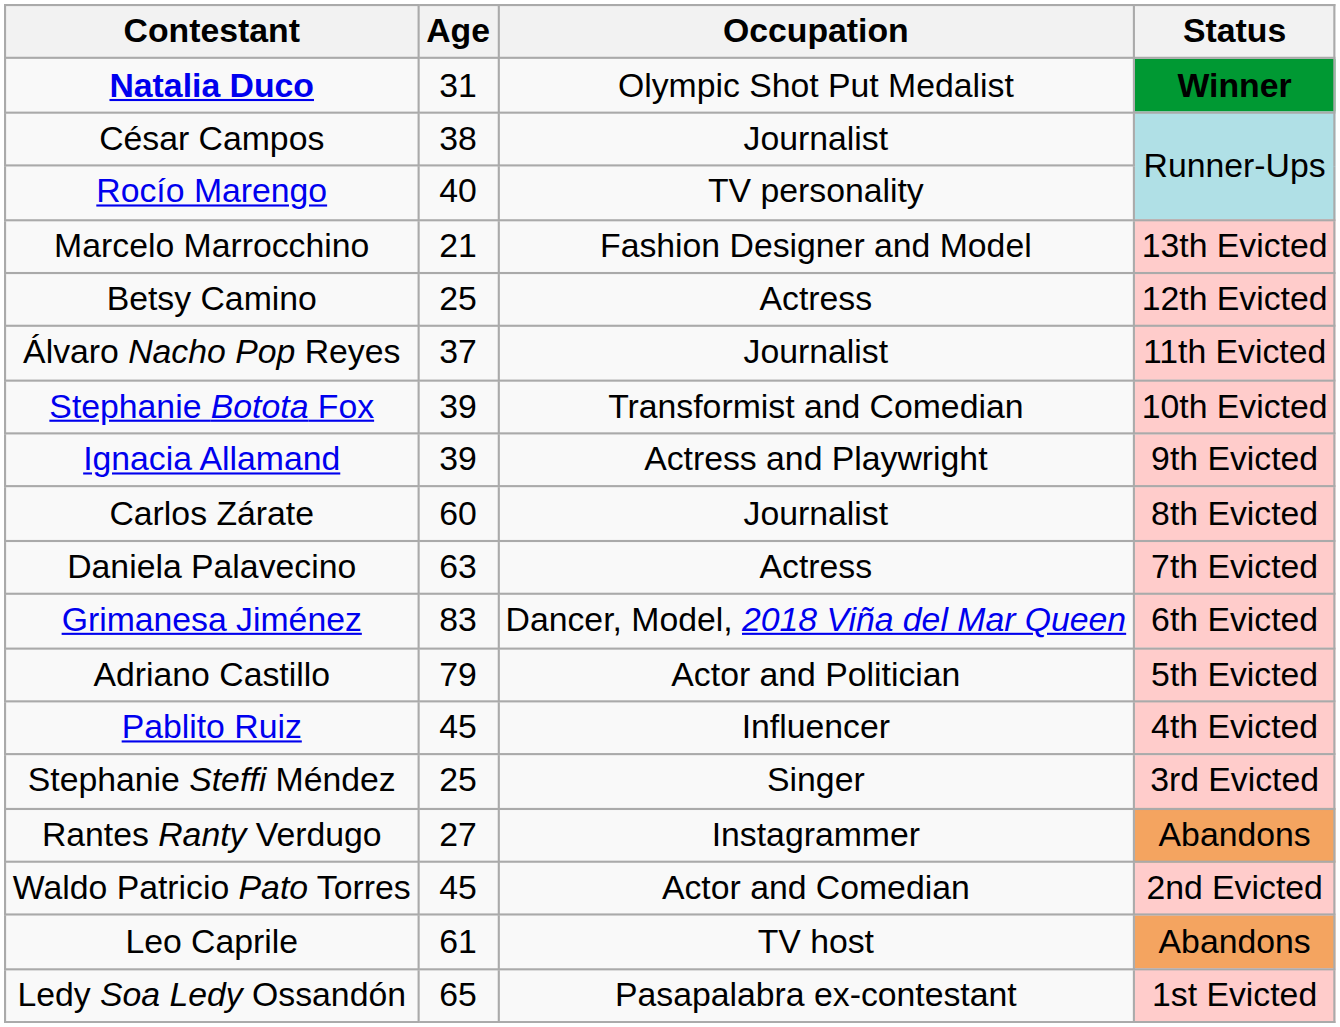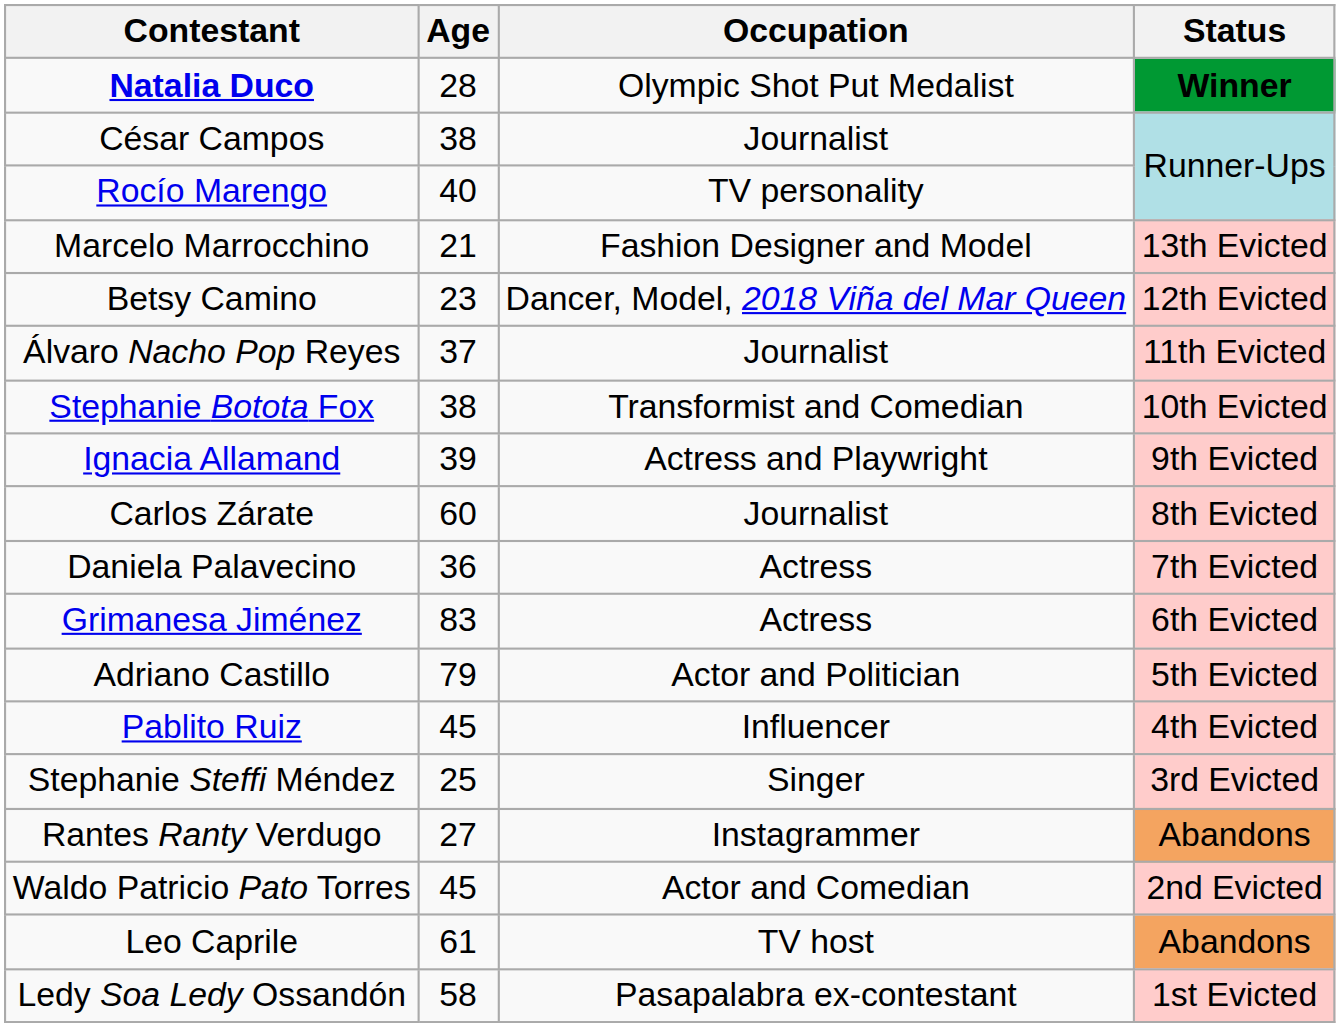(458, 84) 31 -> (458, 84) 28
(458, 298) 25 -> (458, 298) 23
(816, 298) Actress -> (816, 298) Dancer, Model, 2018 Viña del Mar Queen
(458, 406) 39 -> (458, 406) 38
(458, 566) 63 -> (458, 566) 36
(816, 620) Dancer, Model, 2018 Viña del Mar Queen -> (816, 620) Actress
(458, 995) 65 -> (458, 995) 58
